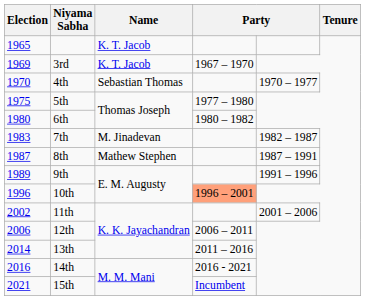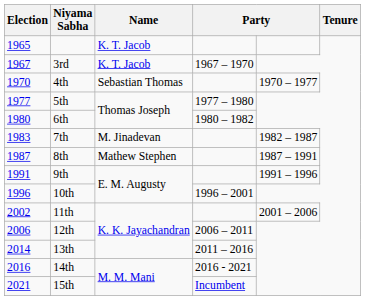(19, 63) 1969 -> (19, 63) 1967
(19, 100) 1975 -> (19, 100) 1977
(19, 175) 1989 -> (19, 175) 1991
(224, 193) lightsalmon background -> (224, 193) no background
